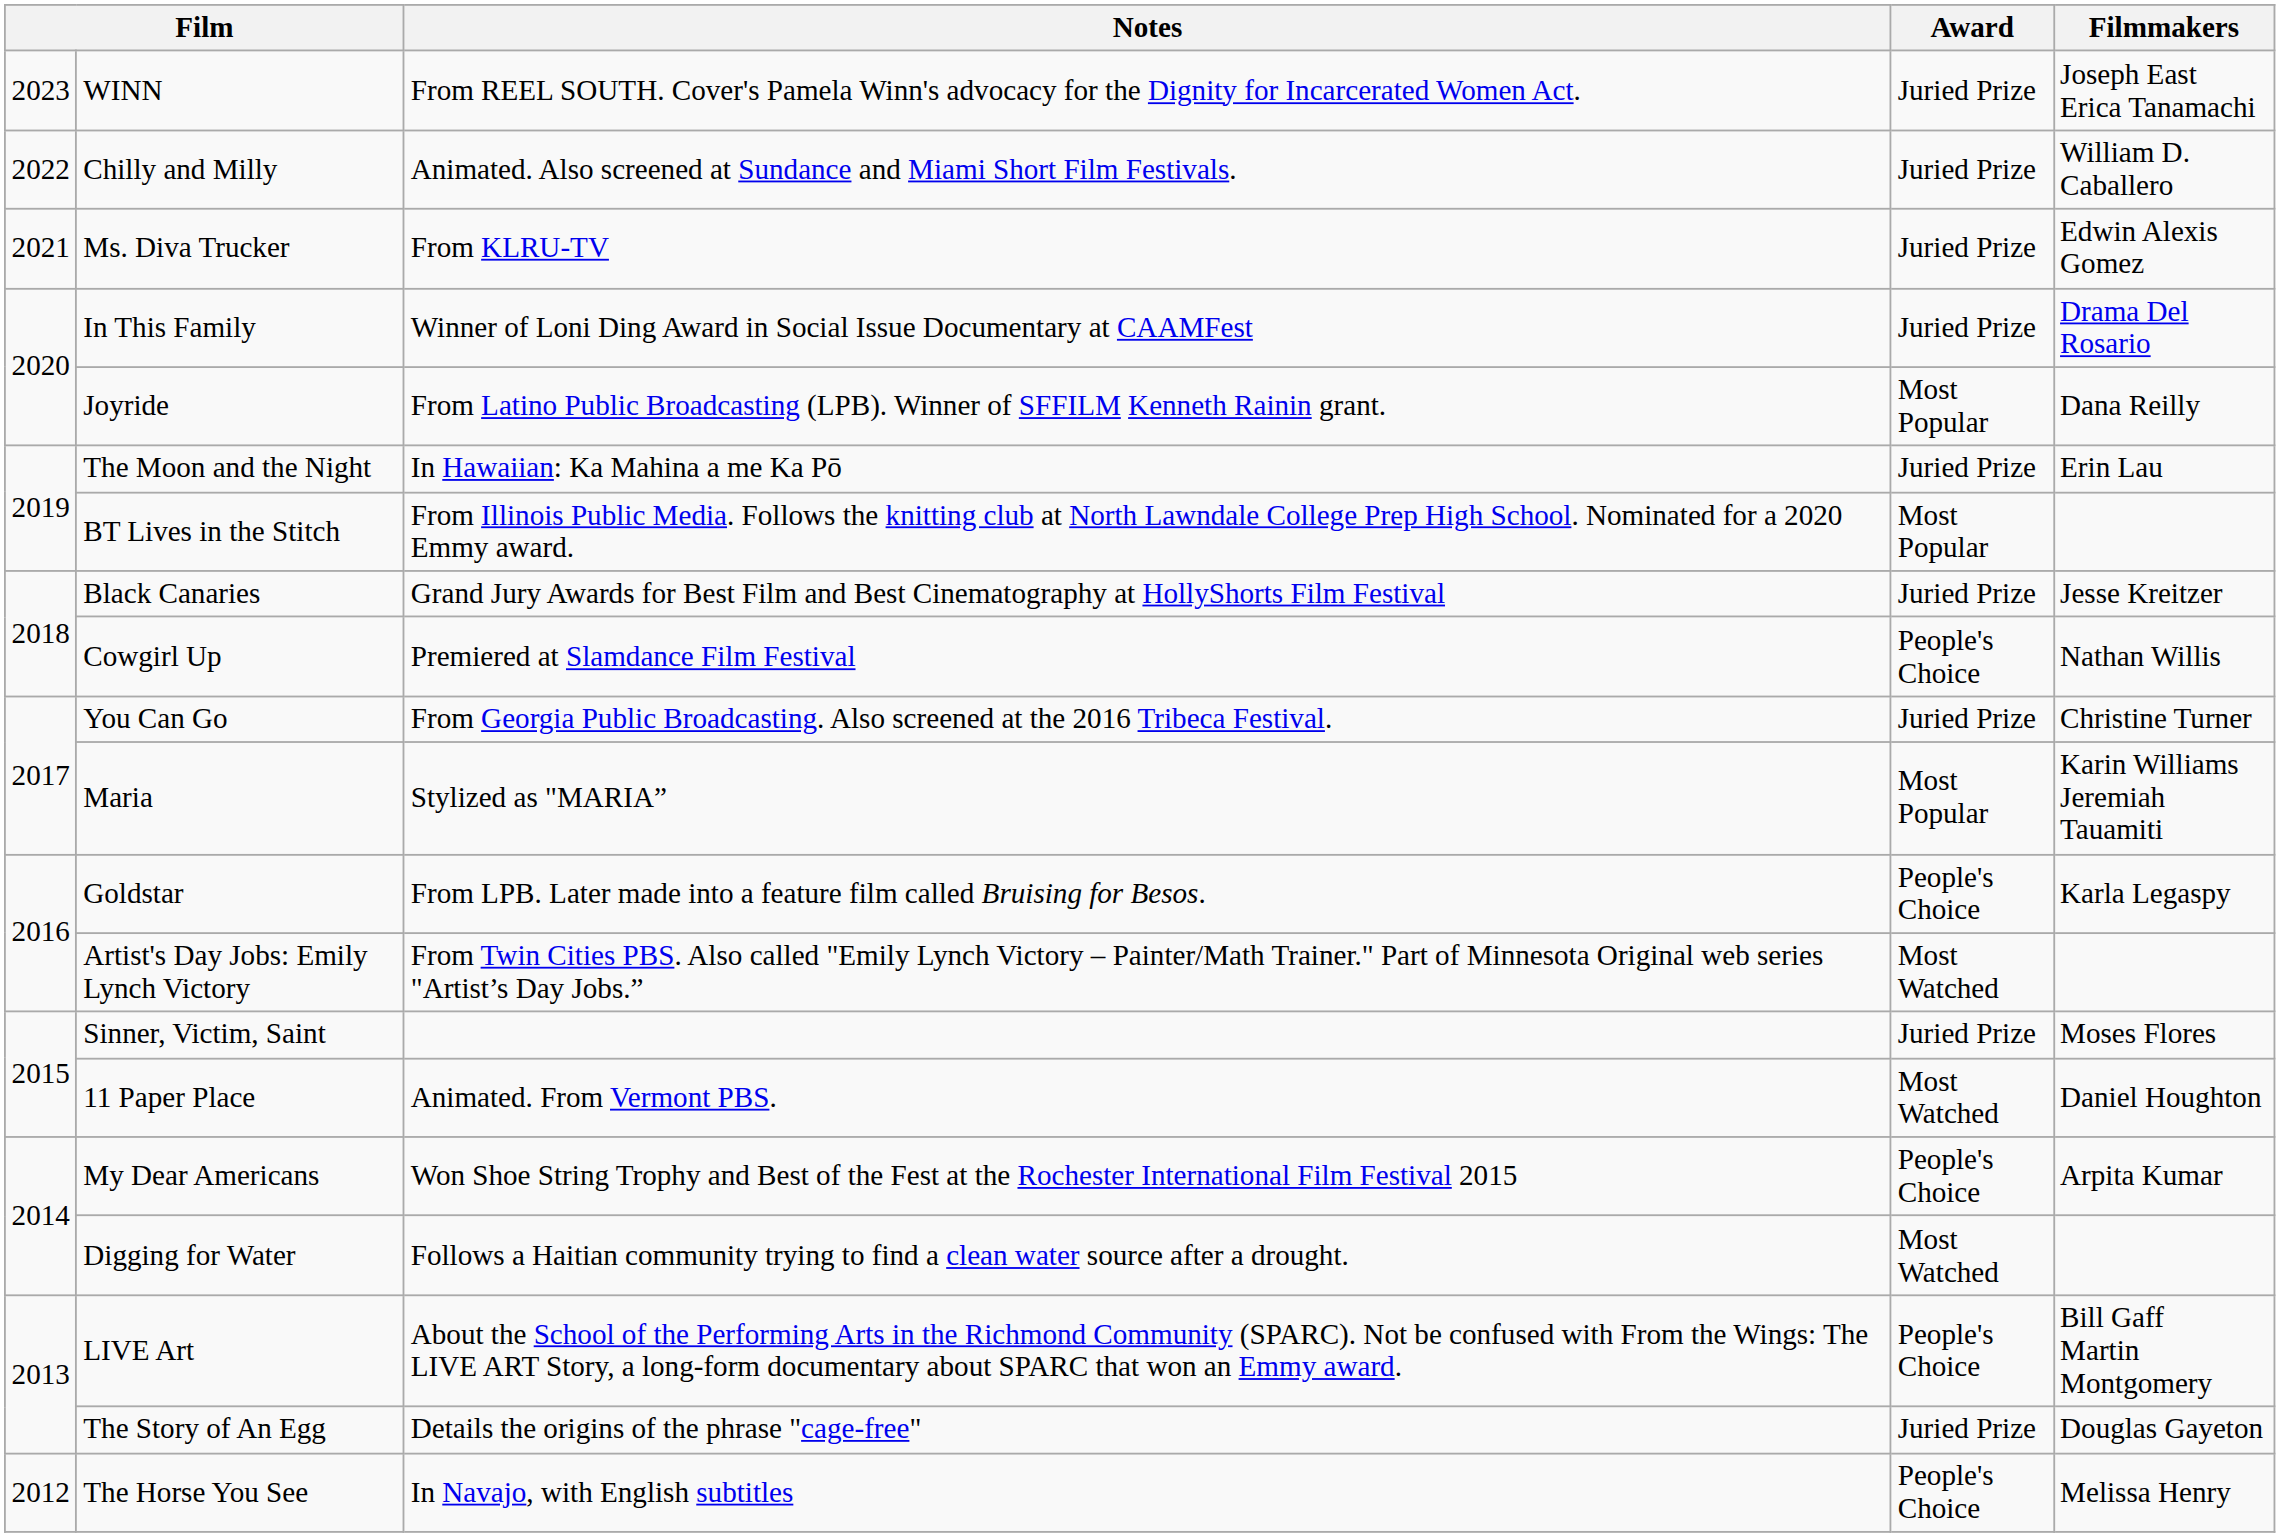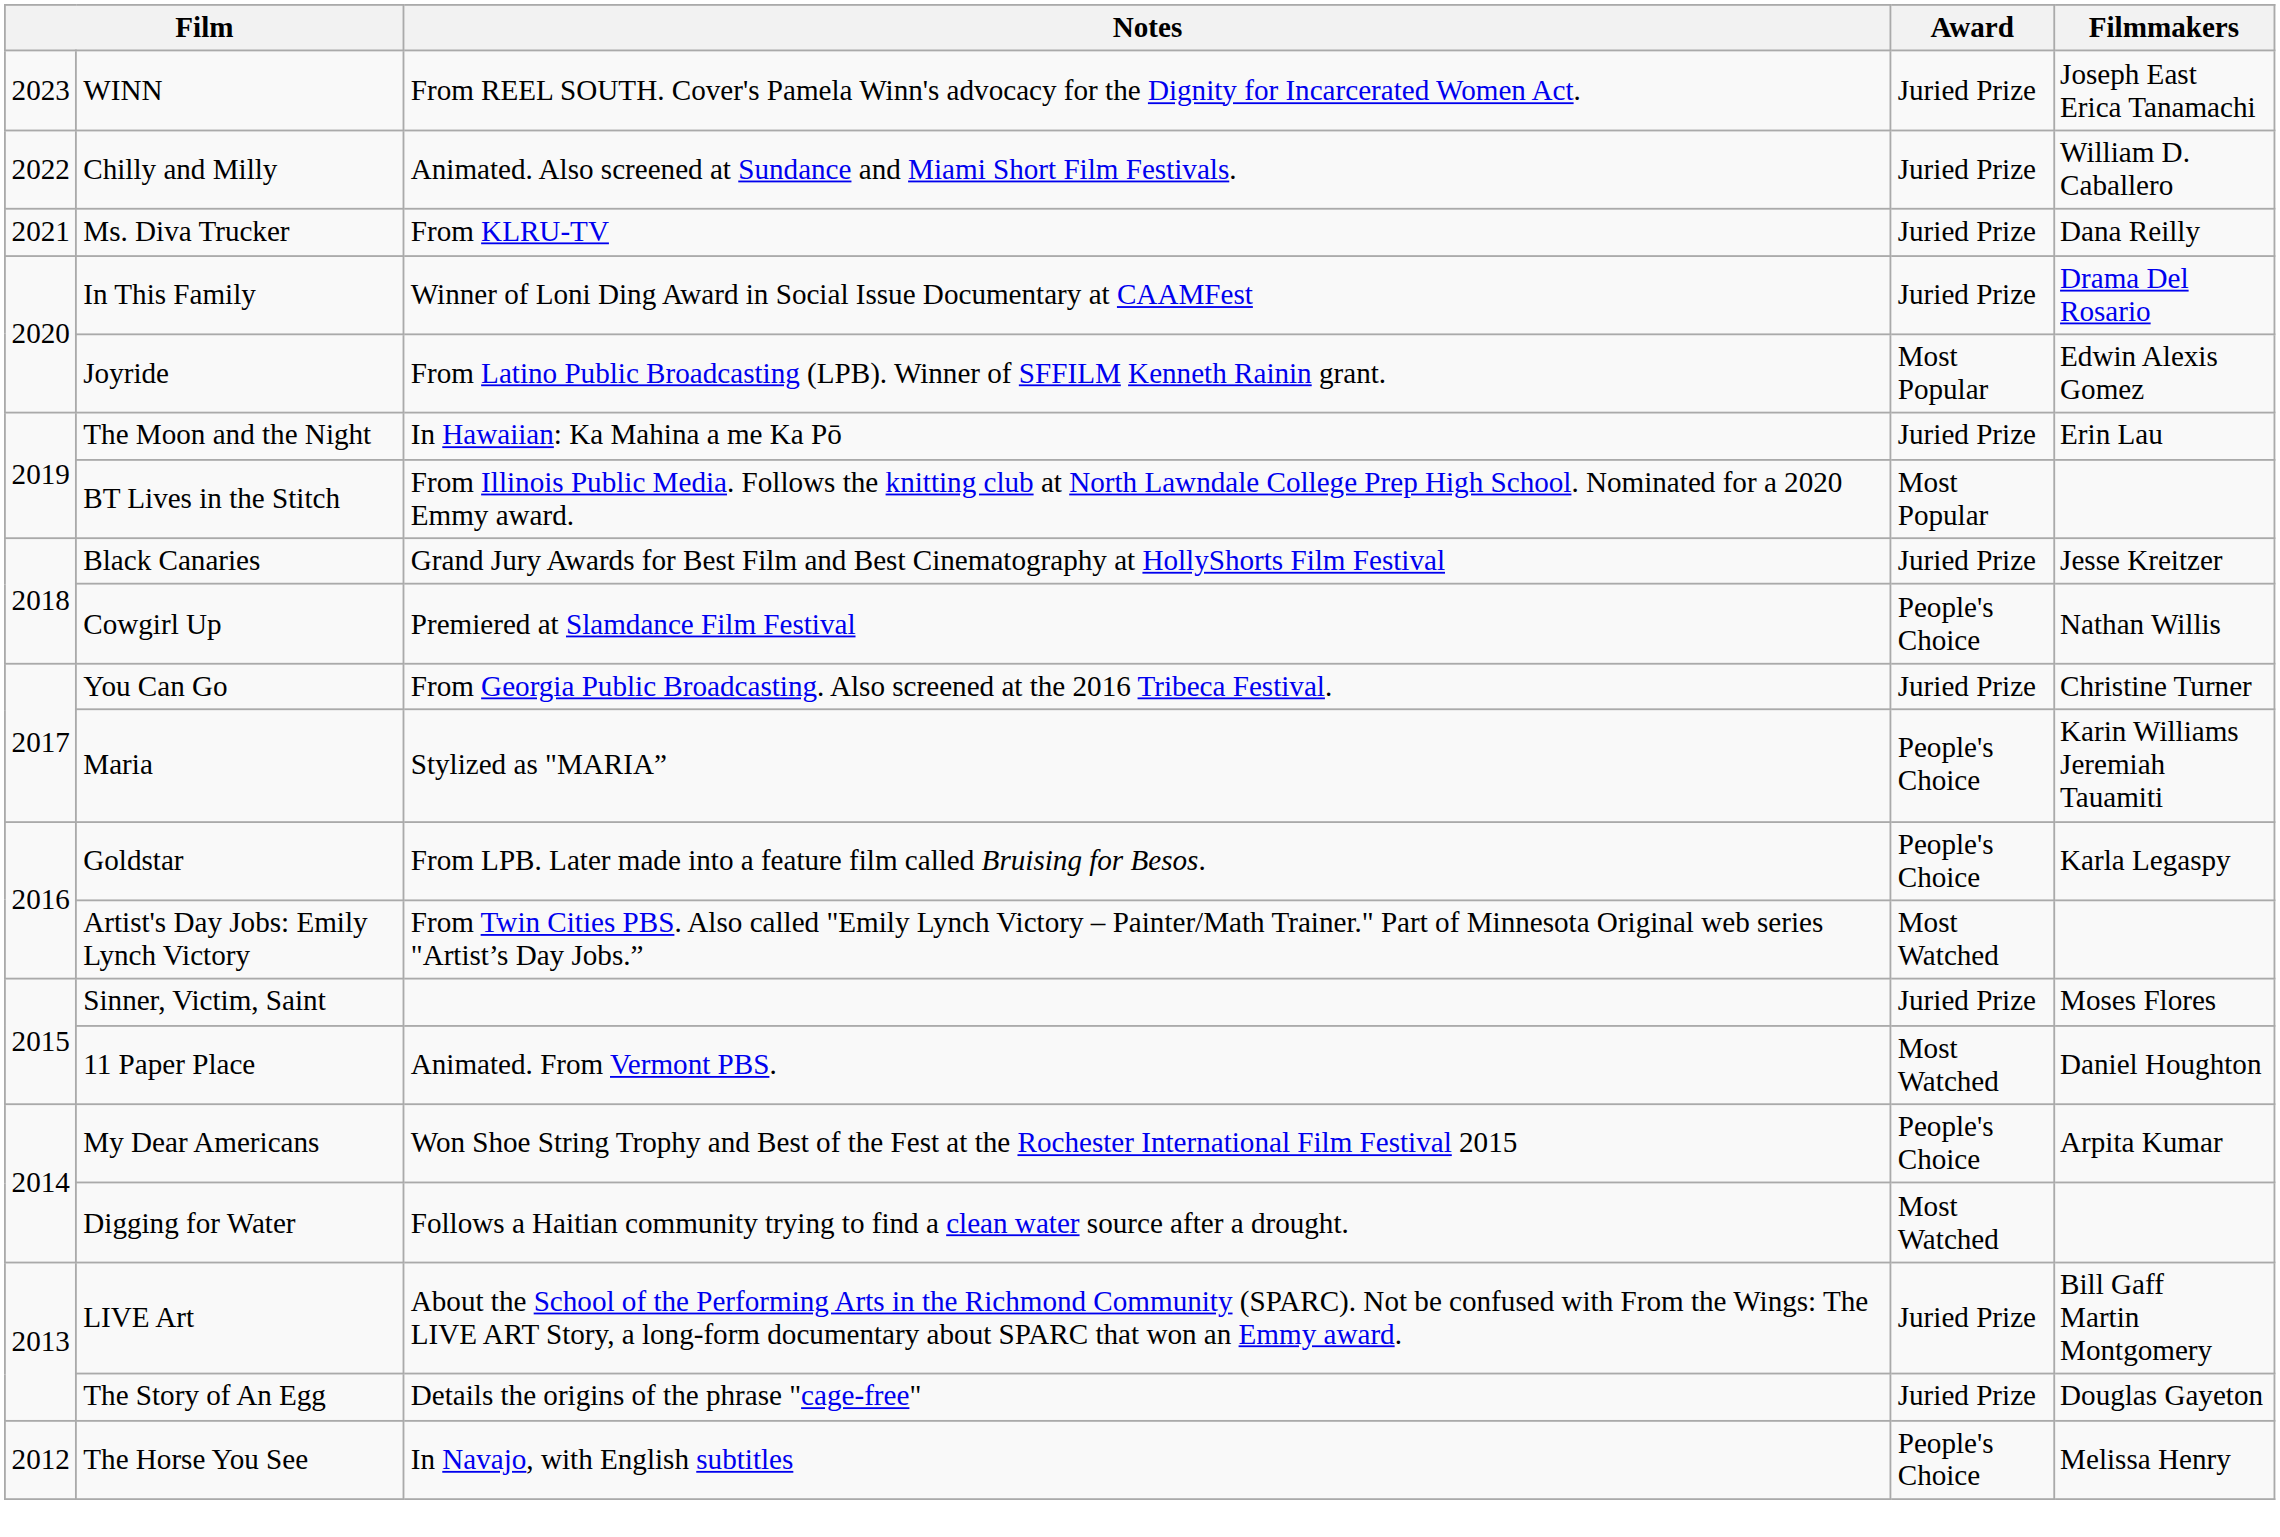(2139, 248) Edwin Alexis Gomez -> (2130, 231) Dana Reilly
(2130, 405) Dana Reilly -> (2139, 373) Edwin Alexis Gomez
(1943, 797) Most Popular -> (1946, 764) People's Choice
(1946, 1350) People's Choice -> (1967, 1317) Juried Prize
